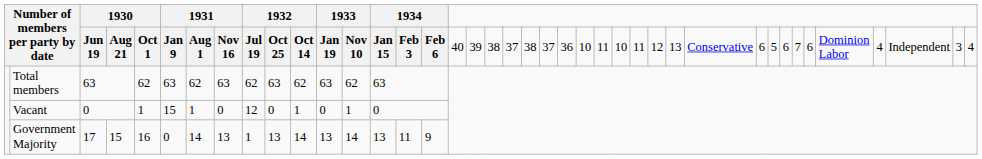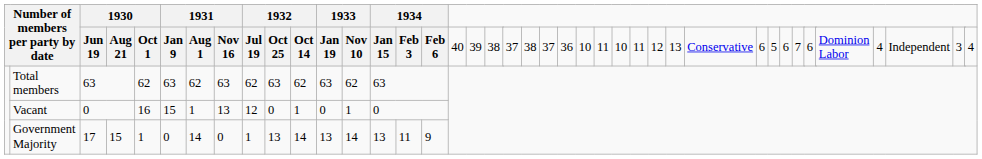(141, 110) 1 -> (144, 110) 16
(220, 110) 0 -> (223, 110) 13
(144, 136) 16 -> (141, 136) 1
(223, 136) 13 -> (220, 136) 0
